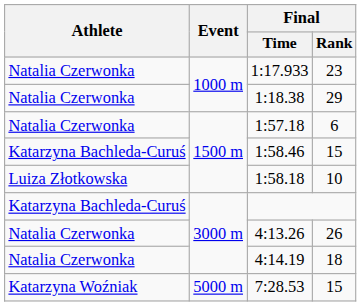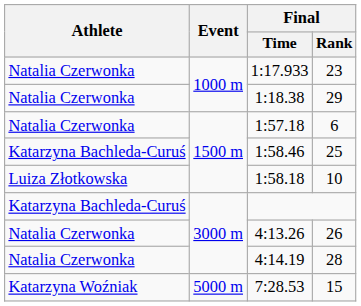(334, 152) 15 -> (334, 152) 25
(334, 260) 18 -> (334, 260) 28
